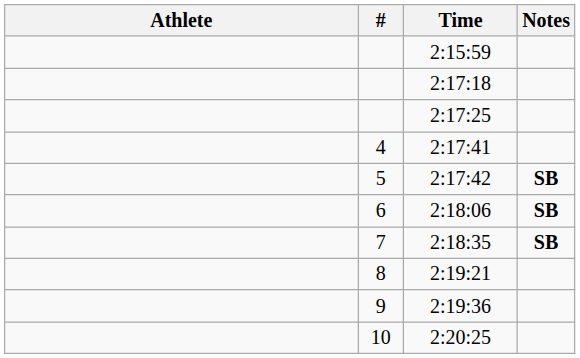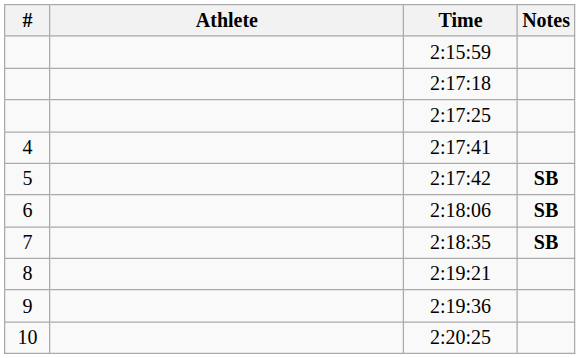columns swapped: (381, 20) <-> (181, 20)
